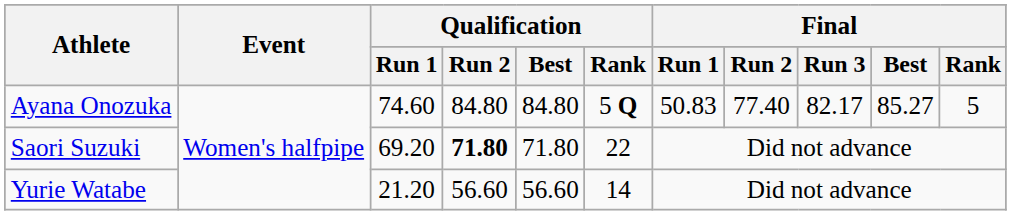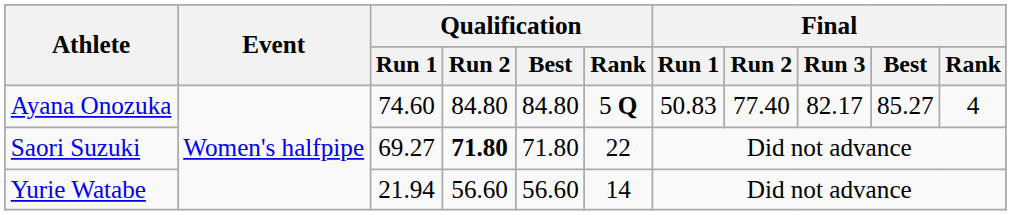(973, 106) 5 -> (973, 106) 4
(407, 148) 69.20 -> (407, 148) 69.27
(407, 189) 21.20 -> (407, 189) 21.94
